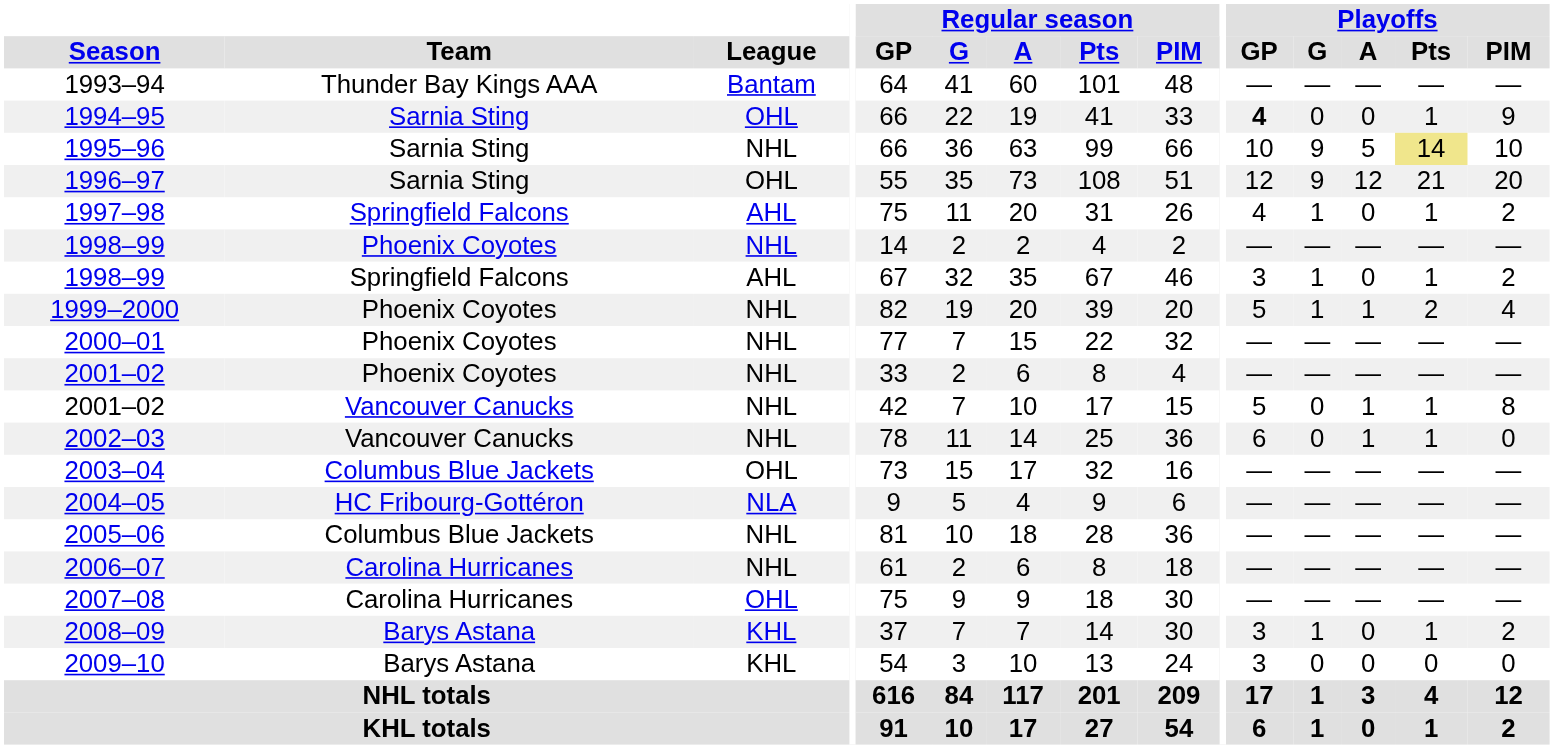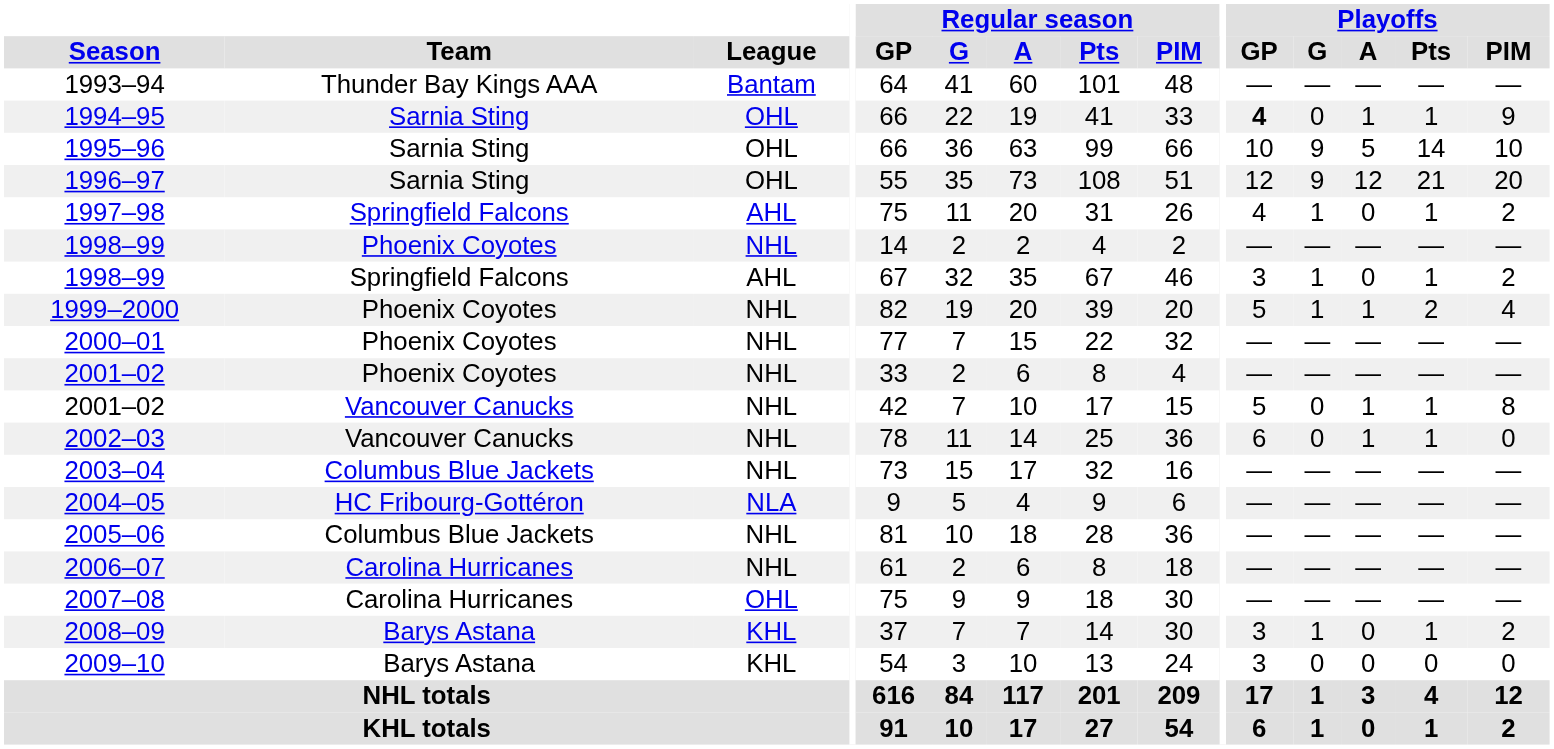(1368, 116) 0 -> (1368, 116) 1
(771, 148) NHL -> (771, 148) OHL
(1431, 148) khaki background -> (1431, 148) no background
(771, 470) OHL -> (771, 470) NHL
